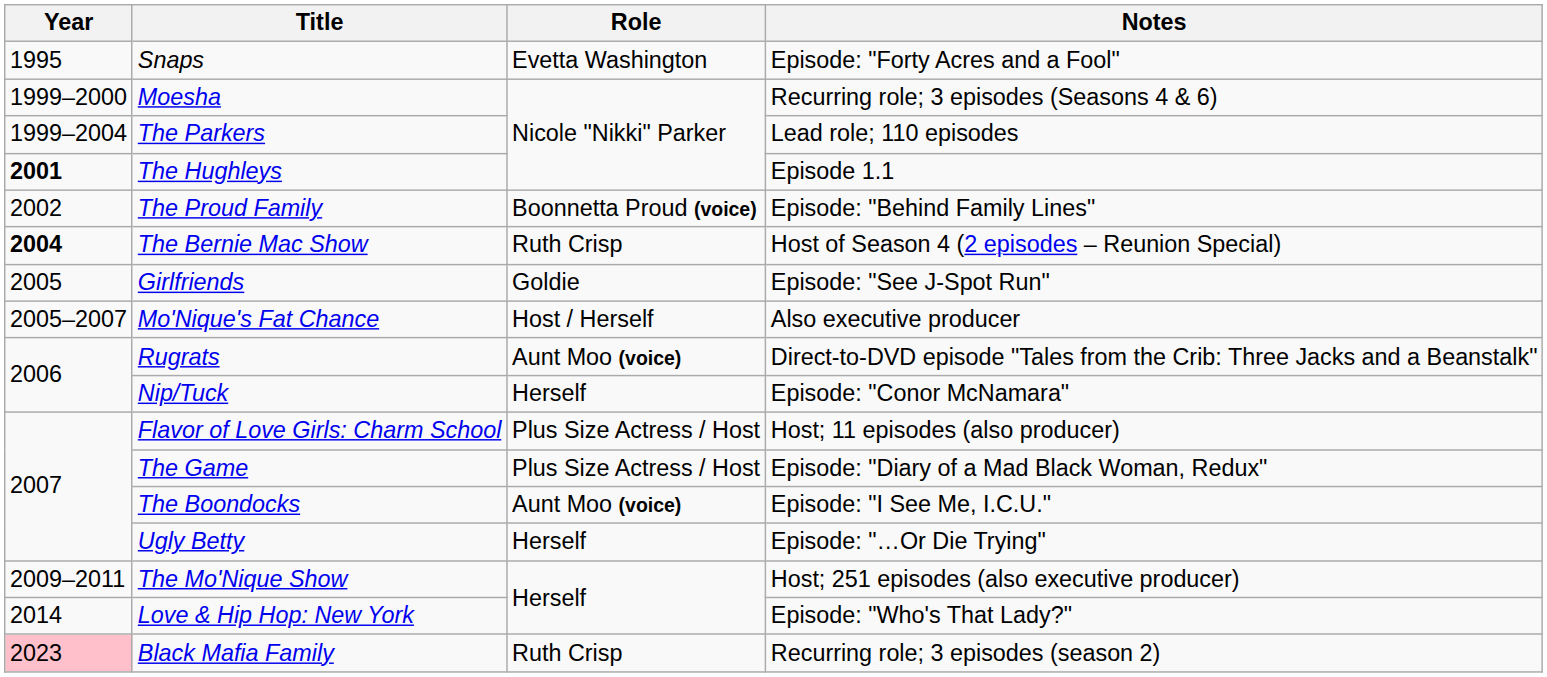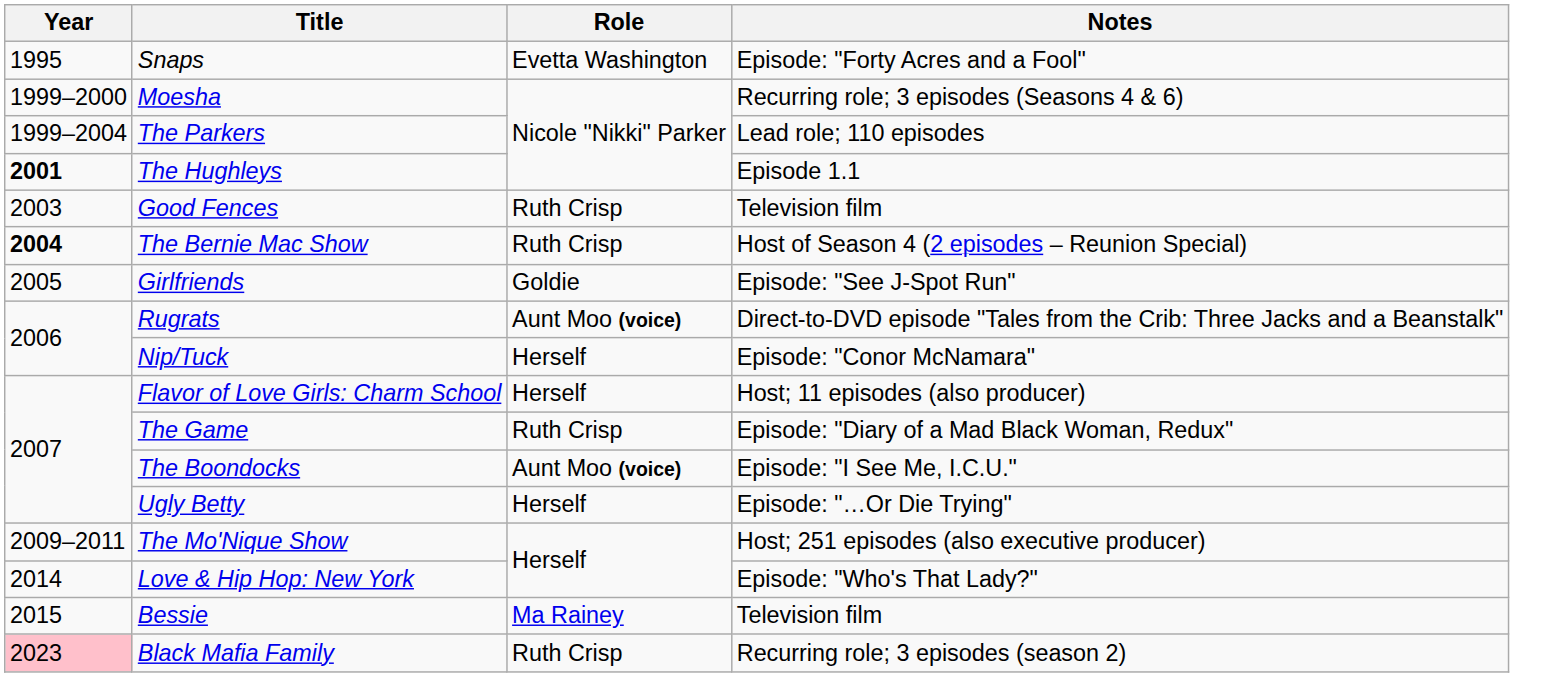- row: (230, 208)
+ row: (208, 208)
- row: (258, 319)
(636, 430) Plus Size Actress / Host -> (549, 393) Herself
(636, 467) Plus Size Actress / Host -> (567, 430) Ruth Crisp
+ row: (173, 615)
